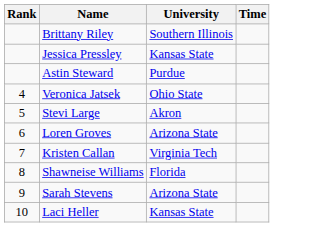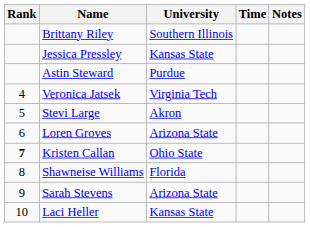+ column: (287, 14)
(176, 93) Ohio State -> (183, 93) Virginia Tech
(22, 152) normal -> (22, 152) bold
(183, 152) Virginia Tech -> (176, 152) Ohio State
